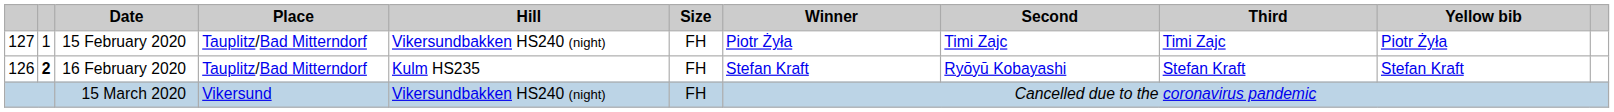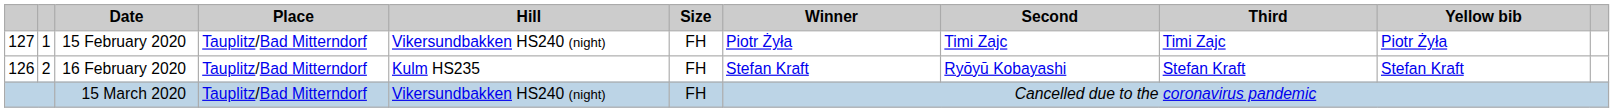(46, 68) bold -> (46, 68) normal
(237, 94) Vikersund -> (285, 94) Tauplitz/Bad Mitterndorf
